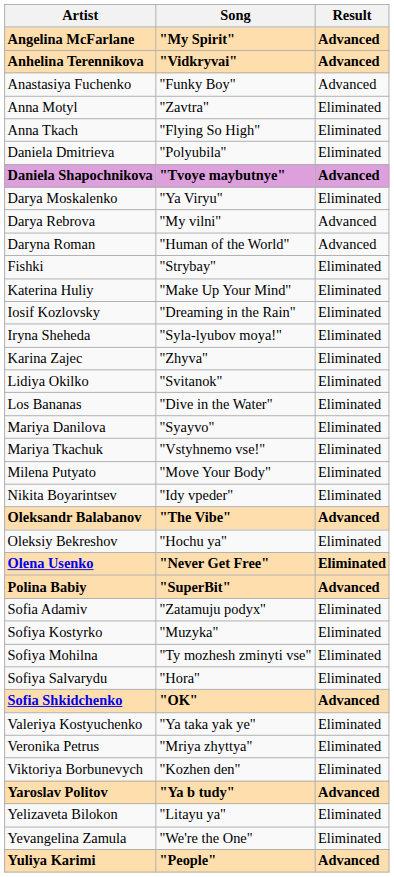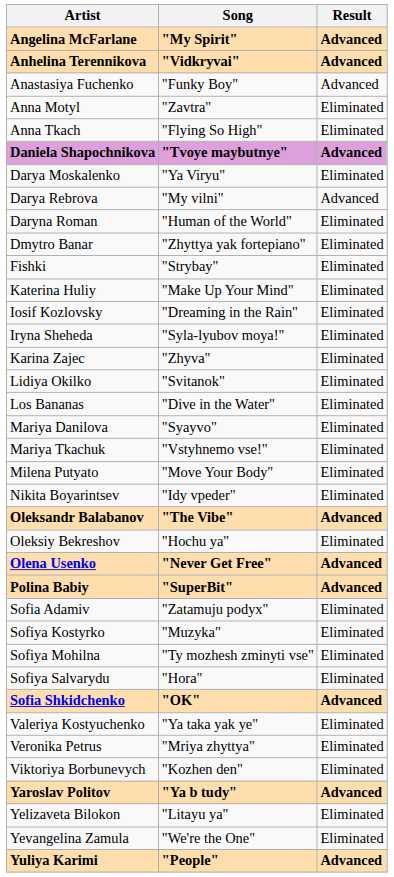- row: (61, 152)
(347, 244) Advanced -> (352, 221) Eliminated
+ row: (51, 244)
(352, 564) Eliminated -> (351, 564) Advanced
